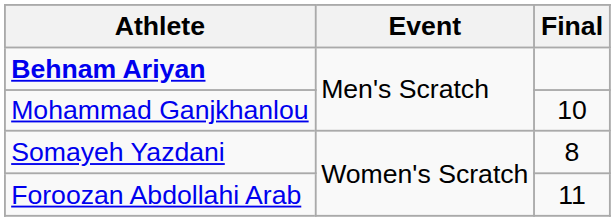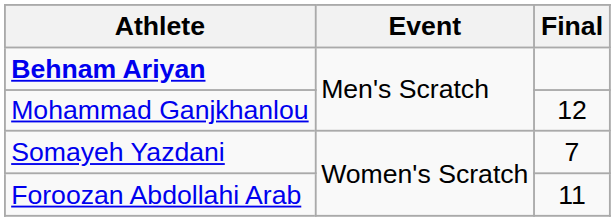(572, 111) 10 -> (572, 111) 12
(572, 153) 8 -> (572, 153) 7
